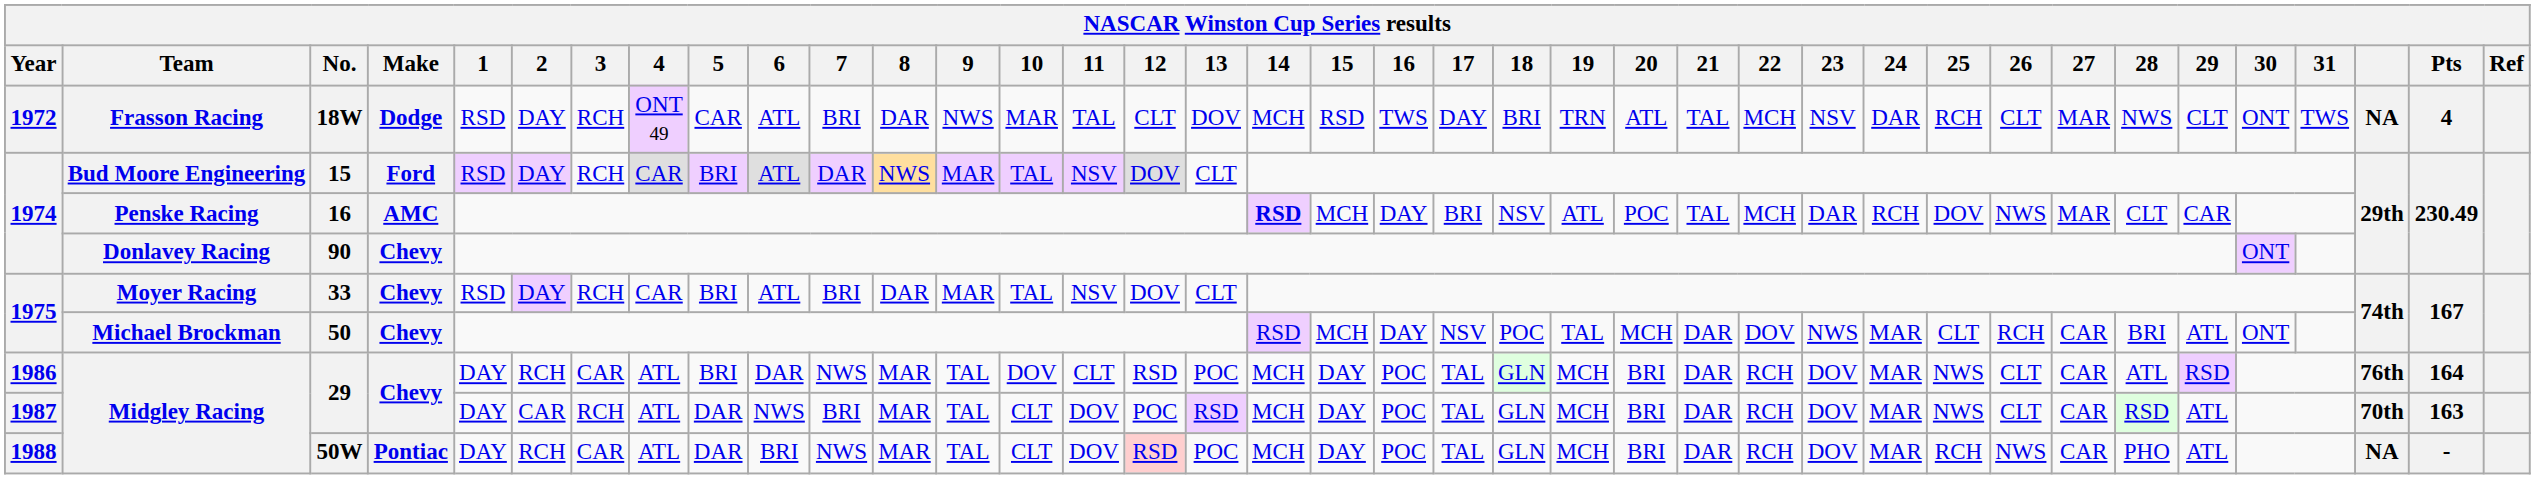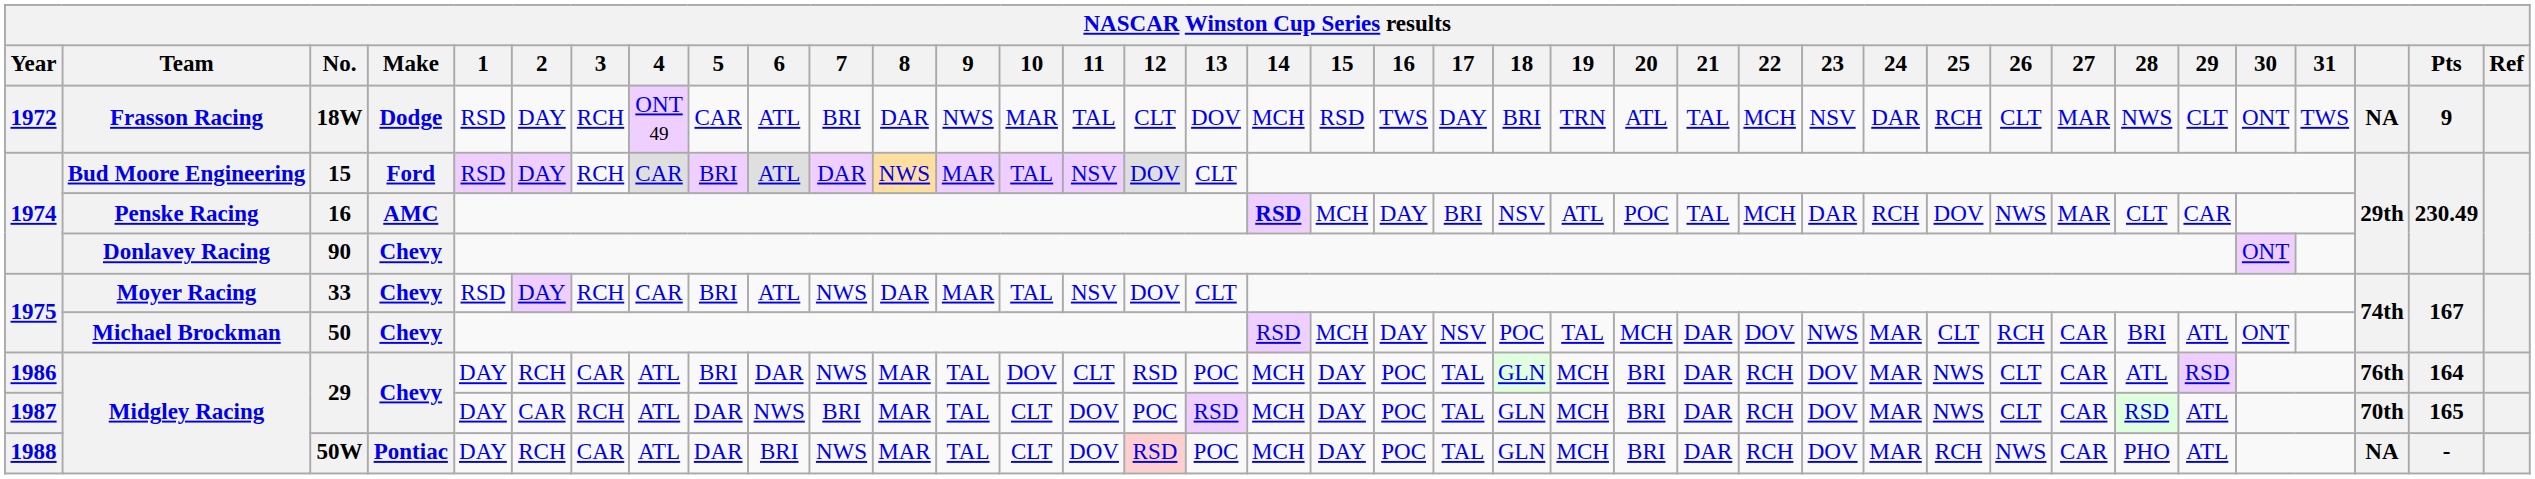(2446, 118) 4 -> (2446, 118) 9
(842, 292) BRI -> (842, 292) NWS
(2446, 412) 163 -> (2446, 412) 165
